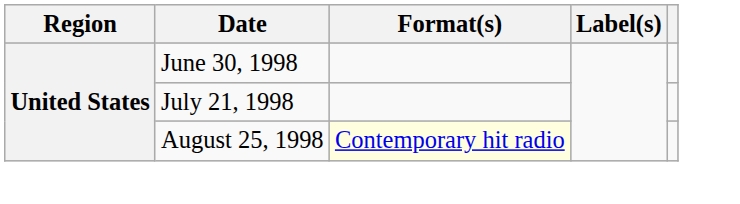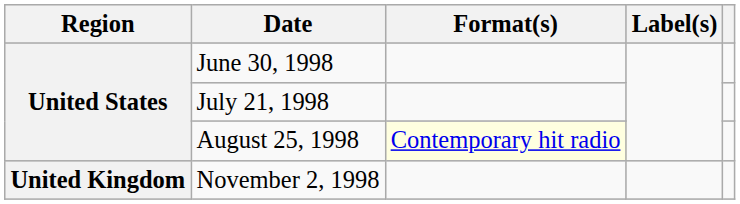+ row: (288, 179)
